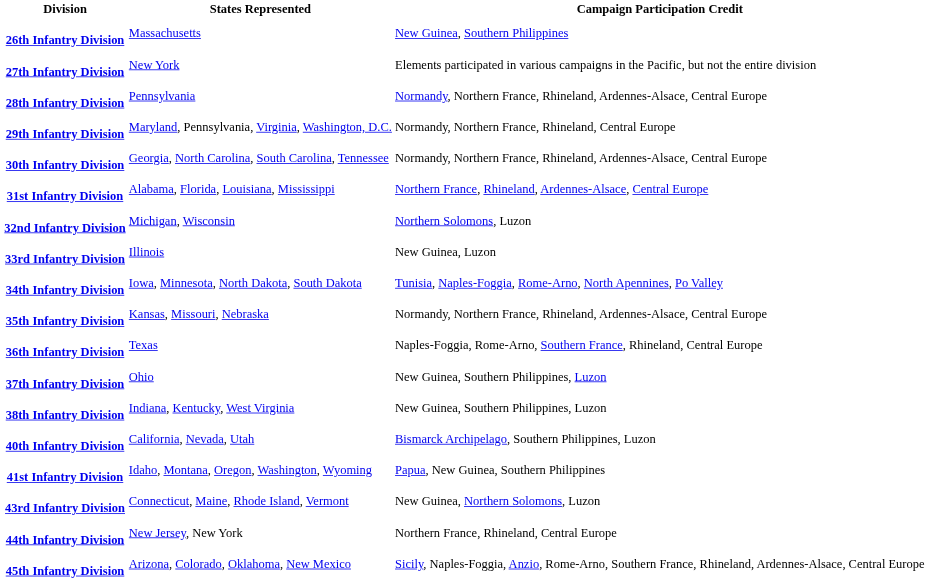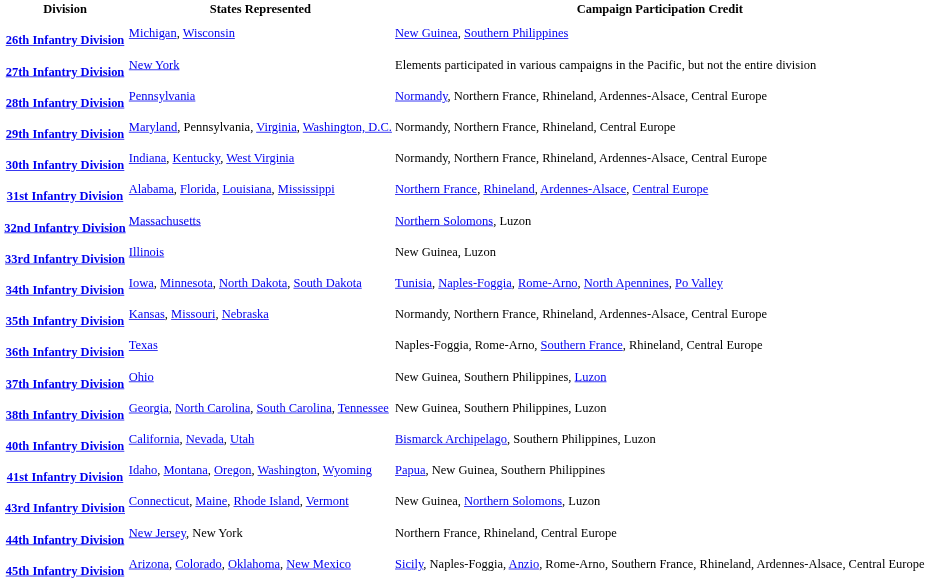(165, 33) Massachusetts -> (182, 33) Michigan, Wisconsin
(259, 158) Georgia, North Carolina, South Carolina, Tennessee -> (212, 158) Indiana, Kentucky, West Virginia
(182, 220) Michigan, Wisconsin -> (165, 220) Massachusetts
(212, 408) Indiana, Kentucky, West Virginia -> (259, 408) Georgia, North Carolina, South Carolina, Tennessee
